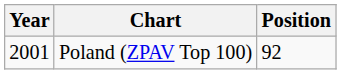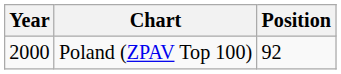(29, 52) 2001 -> (29, 52) 2000
